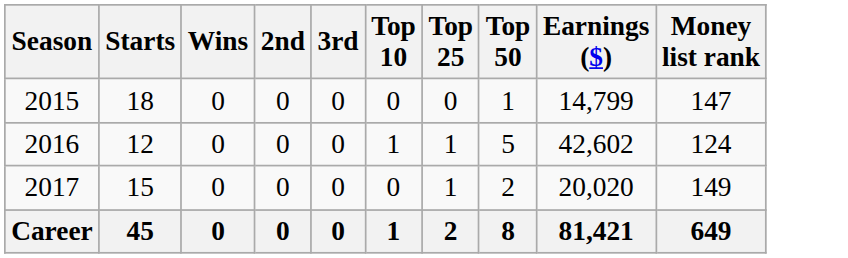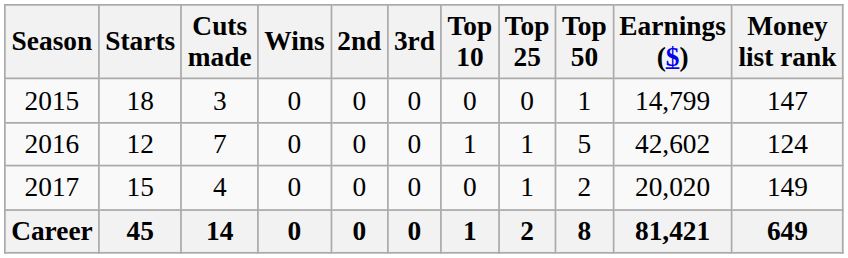+ column: (220, 41)
